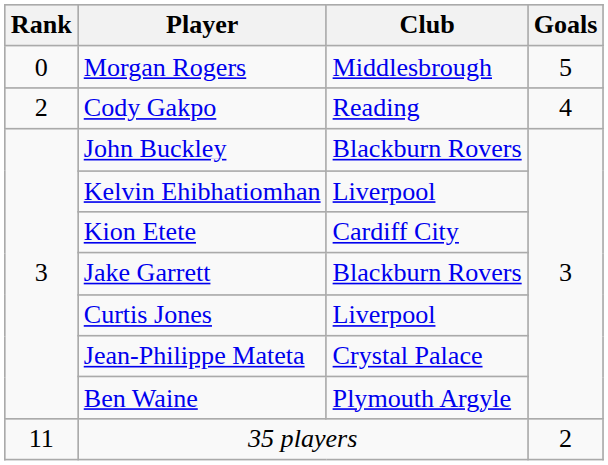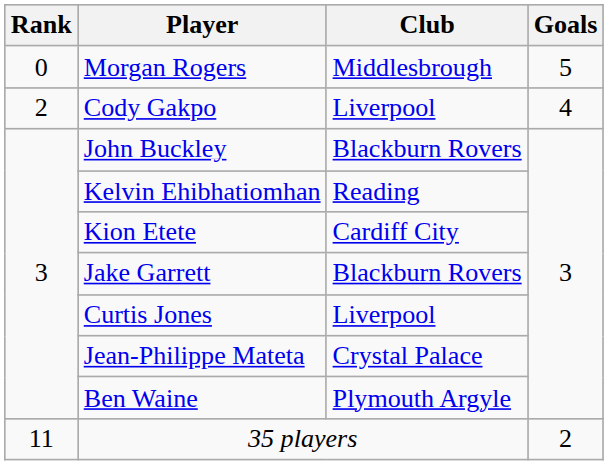(376, 107) Reading -> (384, 107) Liverpool
(384, 190) Liverpool -> (376, 190) Reading
